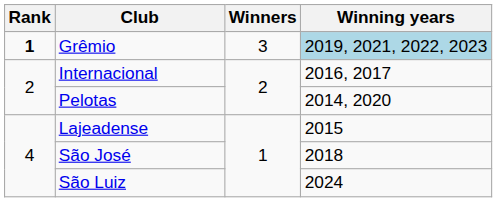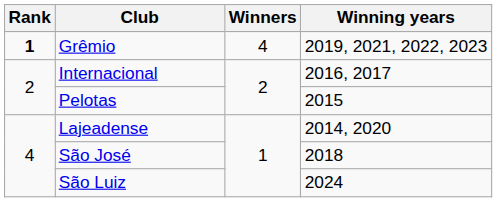(263, 45) 3 -> (263, 45) 4
(396, 45) lightblue background -> (396, 45) no background
(348, 100) 2014, 2020 -> (324, 100) 2015
(324, 127) 2015 -> (348, 127) 2014, 2020
